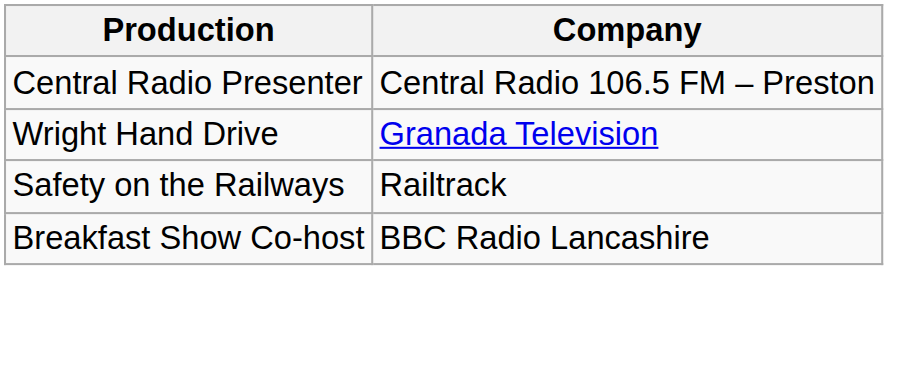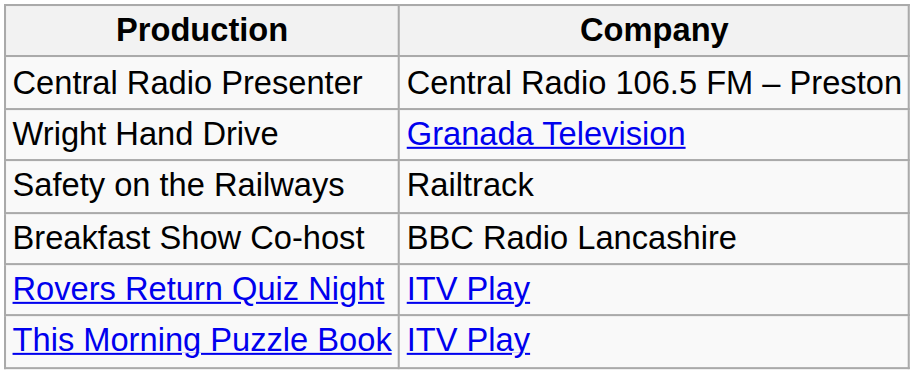+ row: (198, 289)
+ row: (202, 340)
